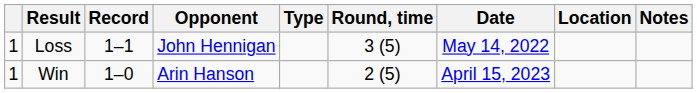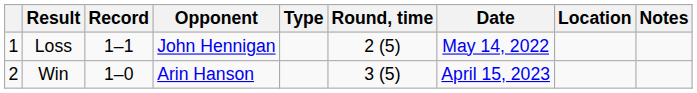(382, 46) 3 (5) -> (382, 46) 2 (5)
(14, 74) 1 -> (14, 74) 2
(382, 74) 2 (5) -> (382, 74) 3 (5)
